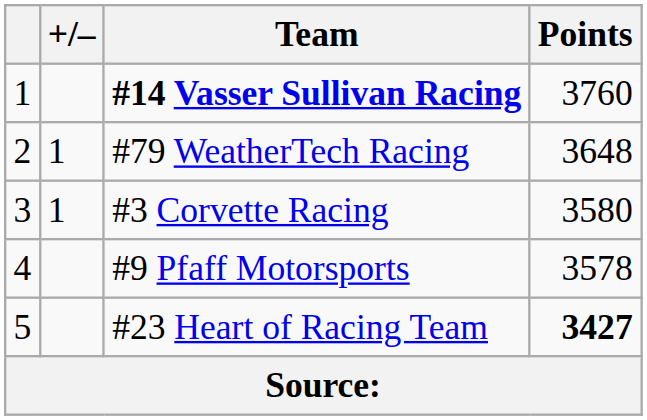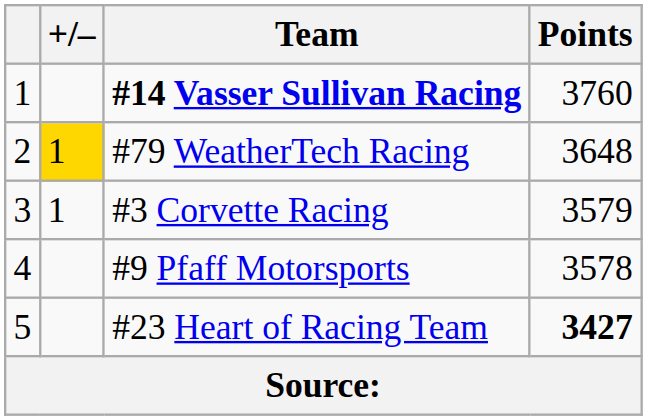(57, 151) no background -> (57, 151) gold background
(597, 209) 3580 -> (597, 209) 3579
